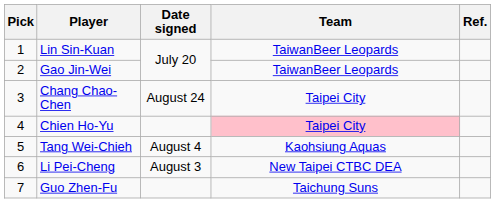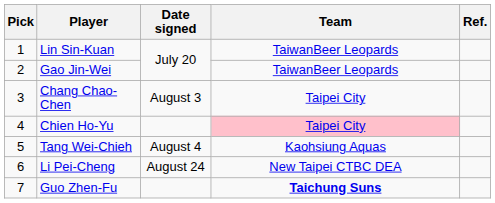(176, 98) August 24 -> (176, 98) August 3
(176, 167) August 3 -> (176, 167) August 24
(335, 187) normal -> (335, 187) bold
